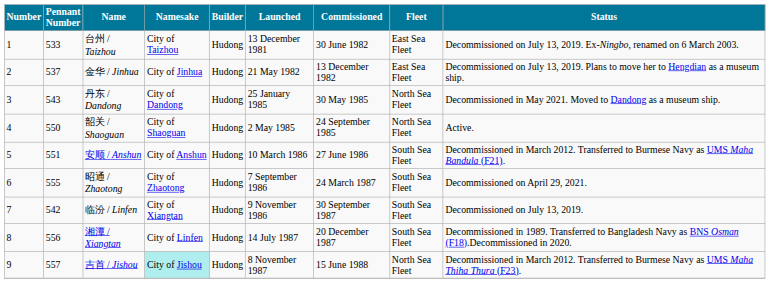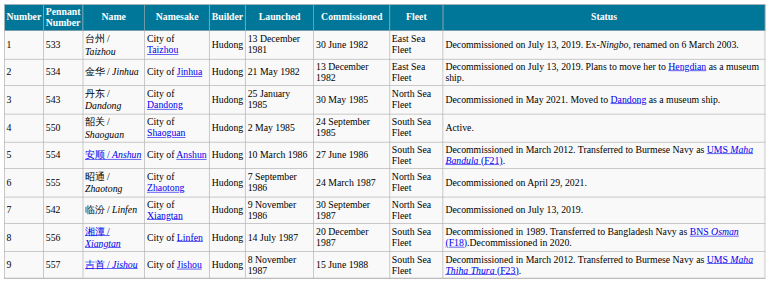(53, 72) 537 -> (53, 72) 534
(412, 128) North Sea Fleet -> (412, 128) South Sea Fleet
(53, 155) 551 -> (53, 155) 554
(412, 182) South Sea Fleet -> (412, 182) North Sea Fleet
(412, 210) South Sea Fleet -> (412, 210) North Sea Fleet
(174, 265) paleturquoise background -> (174, 265) no background
(412, 265) North Sea Fleet -> (412, 265) South Sea Fleet
